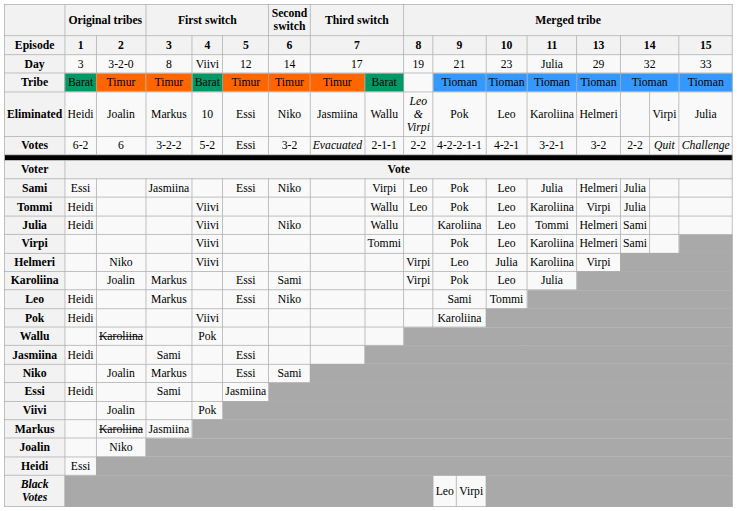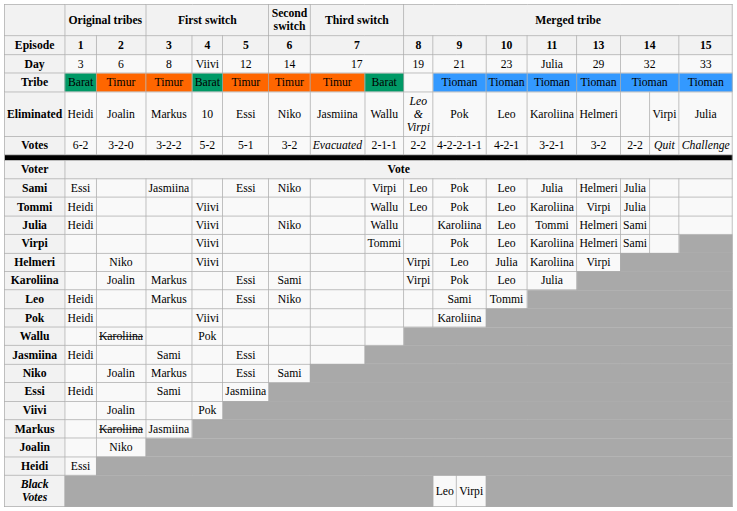(121, 63) 3-2-0 -> (121, 63) 6
(121, 145) 6 -> (121, 145) 3-2-0
(246, 145) Essi -> (246, 145) 5-1
